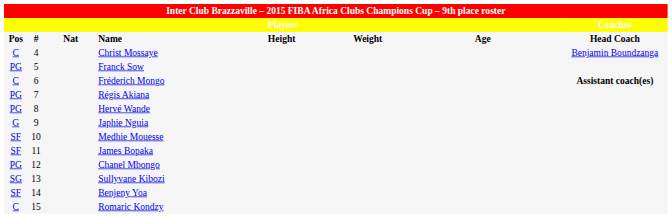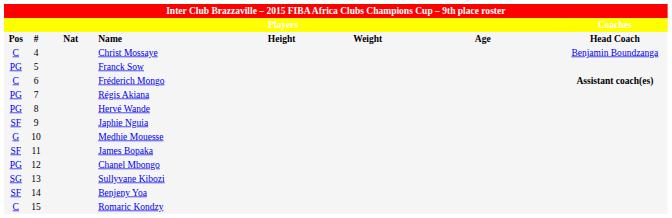(16, 123) G -> (16, 123) SF
(16, 137) SF -> (16, 137) G
